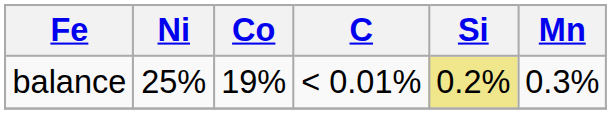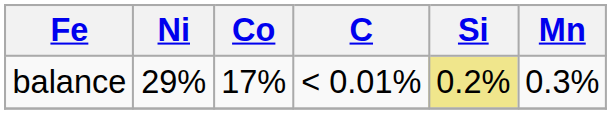(174, 81) 25% -> (174, 81) 29%
(254, 81) 19% -> (254, 81) 17%
